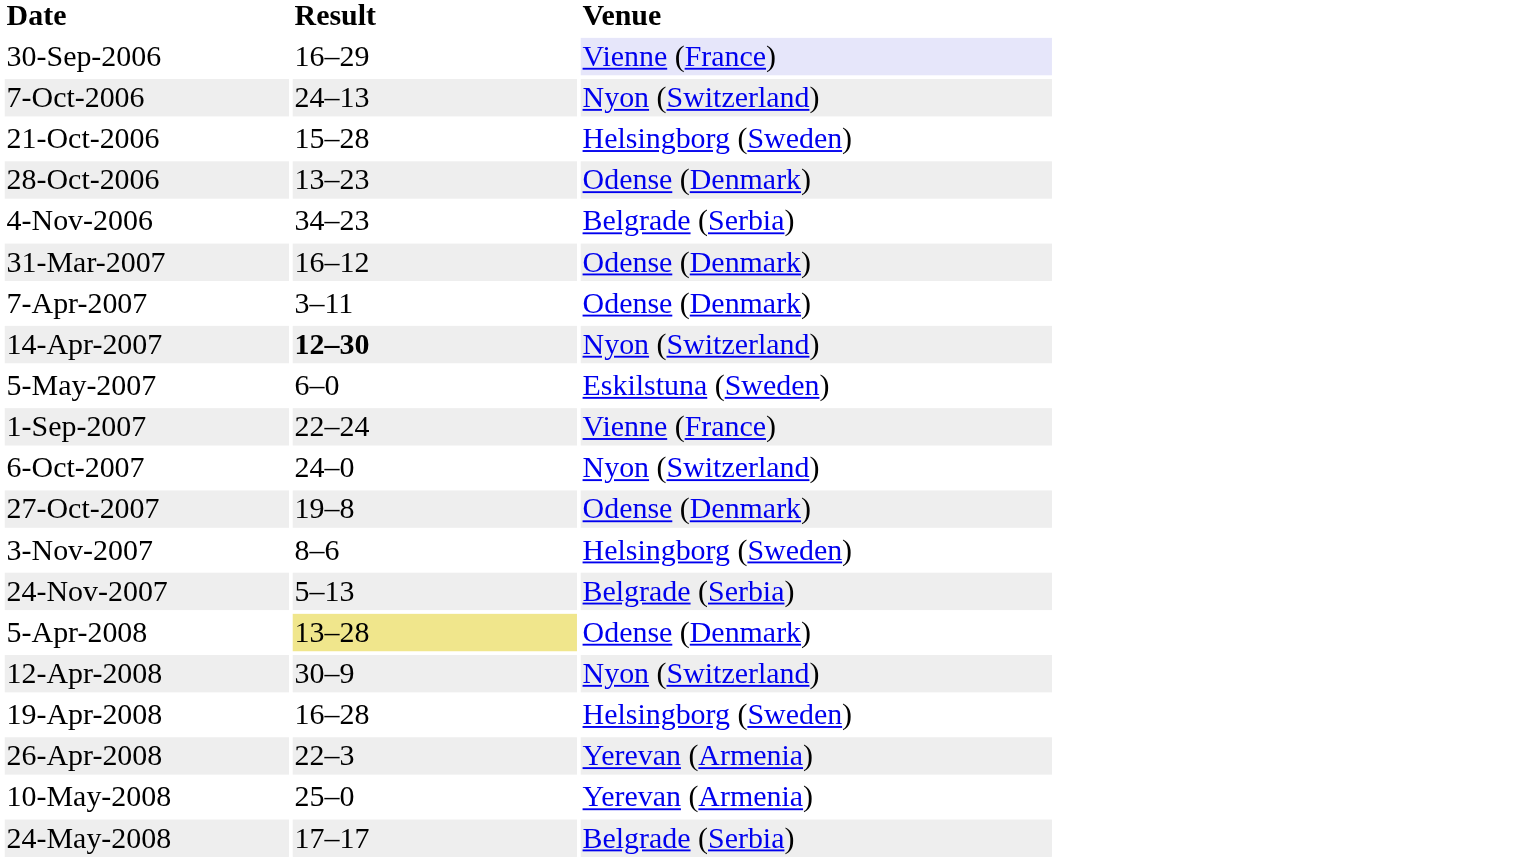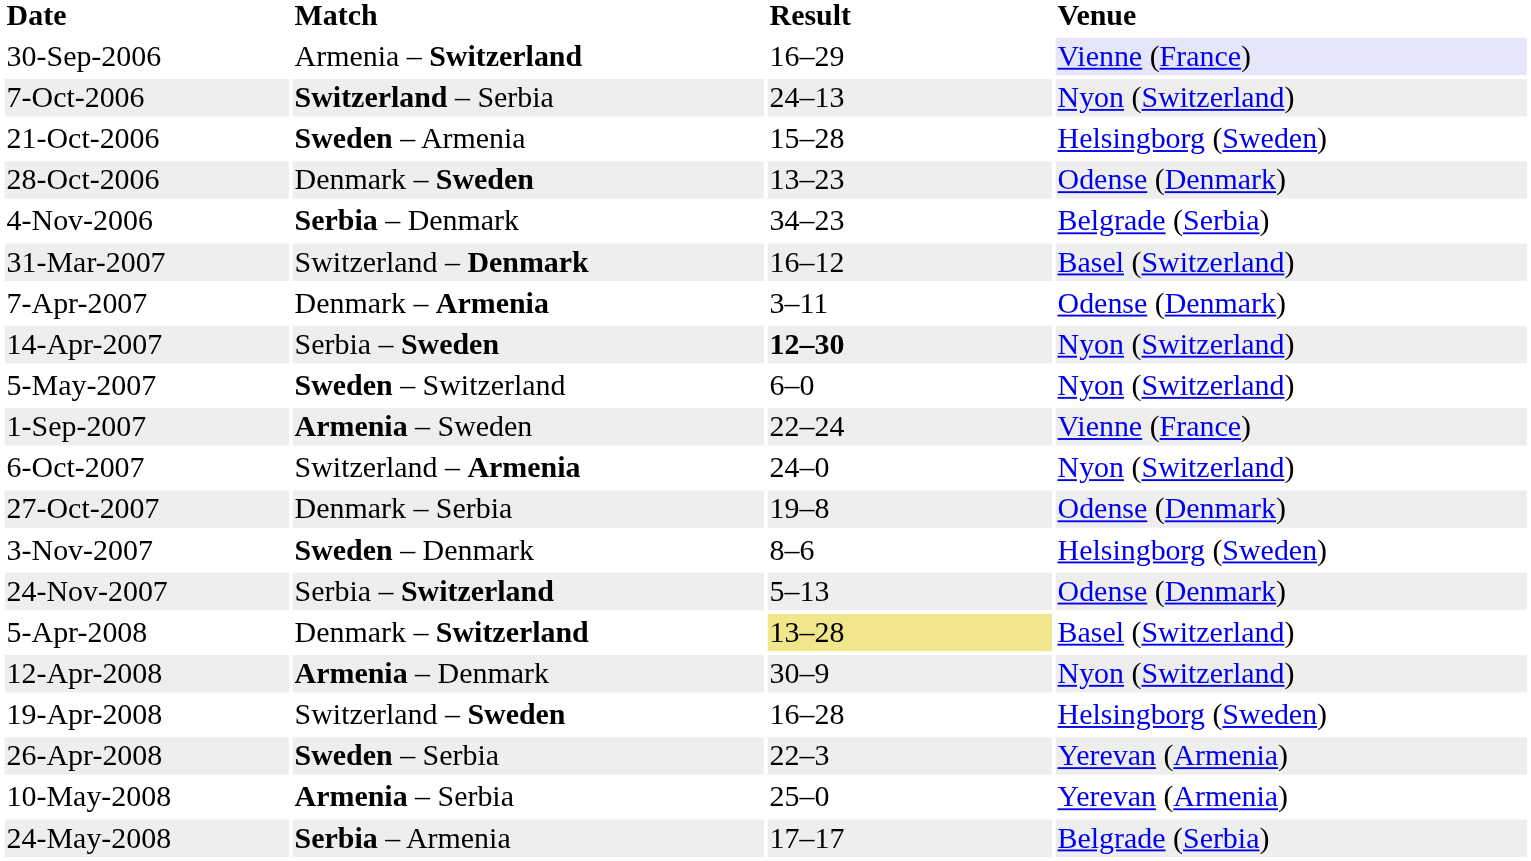+ column: (336, 15)
(697, 261) Odense (Denmark) -> (1176, 261) Basel (Switzerland)
(706, 385) Eskilstuna (Sweden) -> (1176, 385) Nyon (Switzerland)
(688, 590) Belgrade (Serbia) -> (1172, 590) Odense (Denmark)
(697, 632) Odense (Denmark) -> (1176, 632) Basel (Switzerland)
